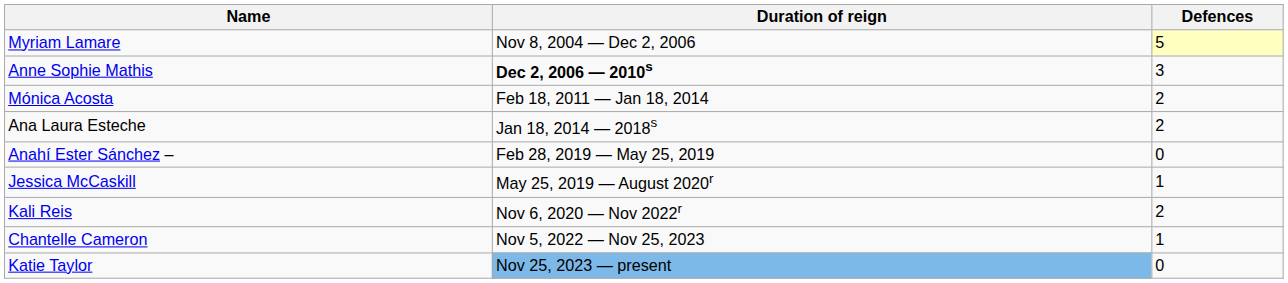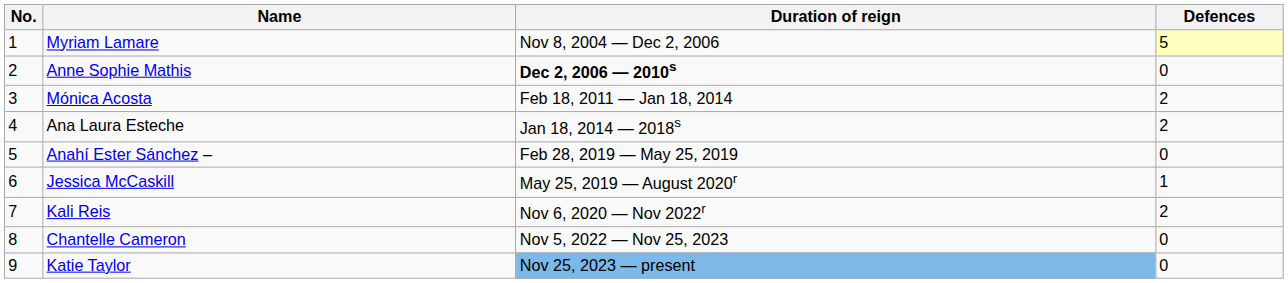+ column: (24, 17)
(1160, 70) 3 -> (1164, 70) 0
(1160, 239) 1 -> (1164, 239) 0
